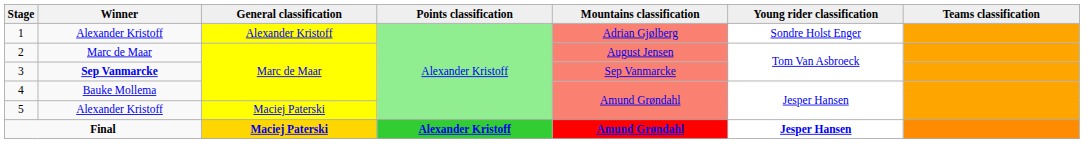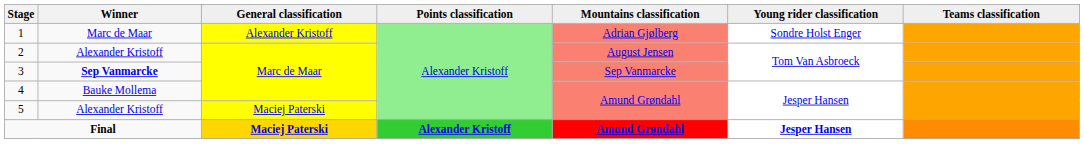(119, 33) Alexander Kristoff -> (119, 33) Marc de Maar
(119, 52) Marc de Maar -> (119, 52) Alexander Kristoff
